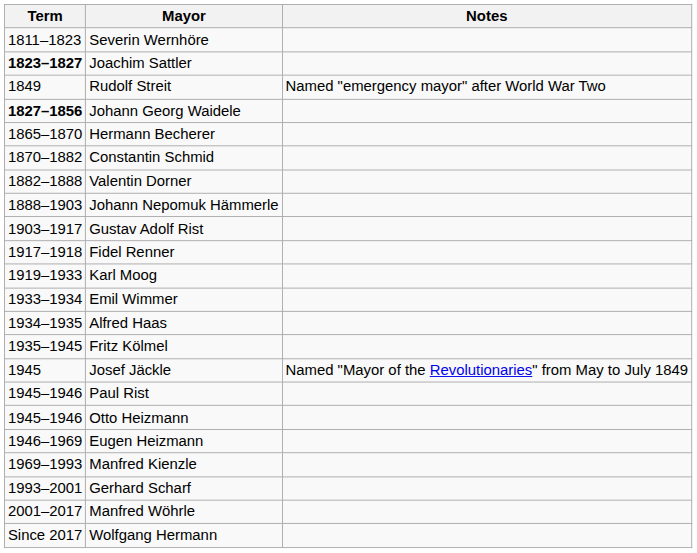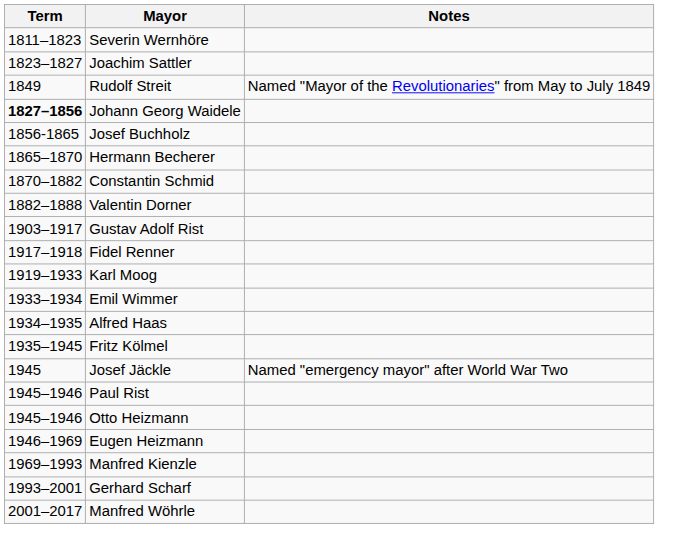(45, 63) bold -> (45, 63) normal
(446, 87) Named "emergency mayor" after World War Two -> (449, 87) Named "Mayor of the Revolutionaries" from May to July 1849
+ row: (140, 134)
- row: (184, 205)
(487, 370) Named "Mayor of the Revolutionaries" from May to July 1849 -> (408, 370) Named "emergency mayor" after World War Two
- row: (153, 535)
